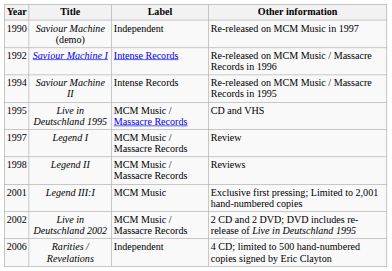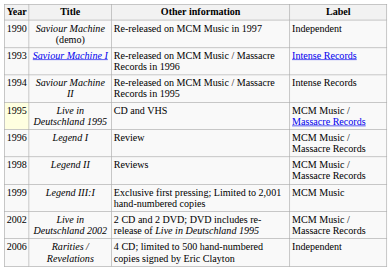columns swapped: (160, 12) <-> (298, 12)
(17, 55) 1992 -> (17, 55) 1993
(17, 110) no background -> (17, 110) lightyellow background
(17, 137) 1997 -> (17, 137) 1996
(17, 192) 2001 -> (17, 192) 1999
